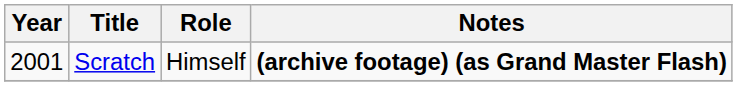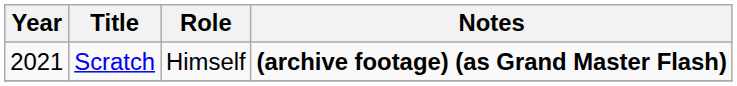(37, 61) 2001 -> (37, 61) 2021
